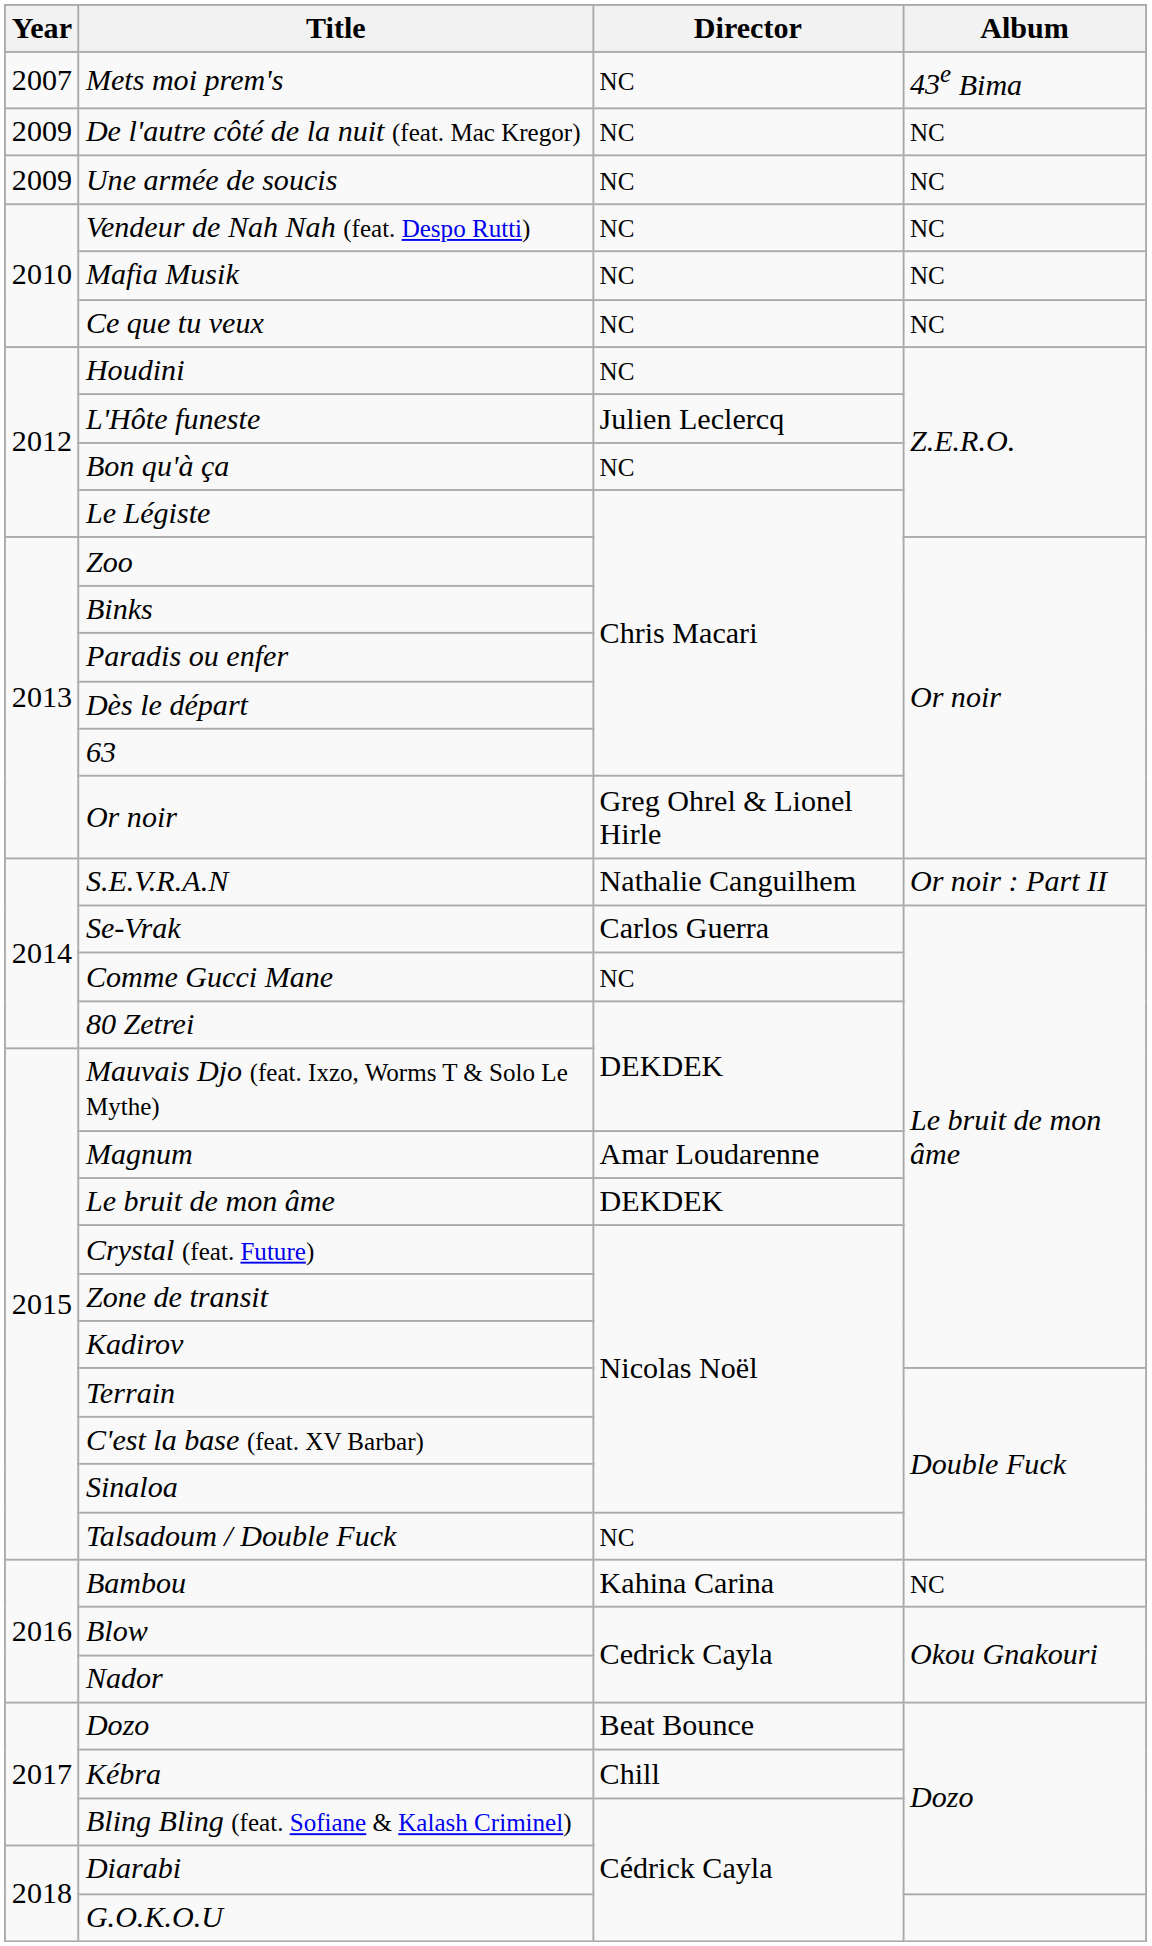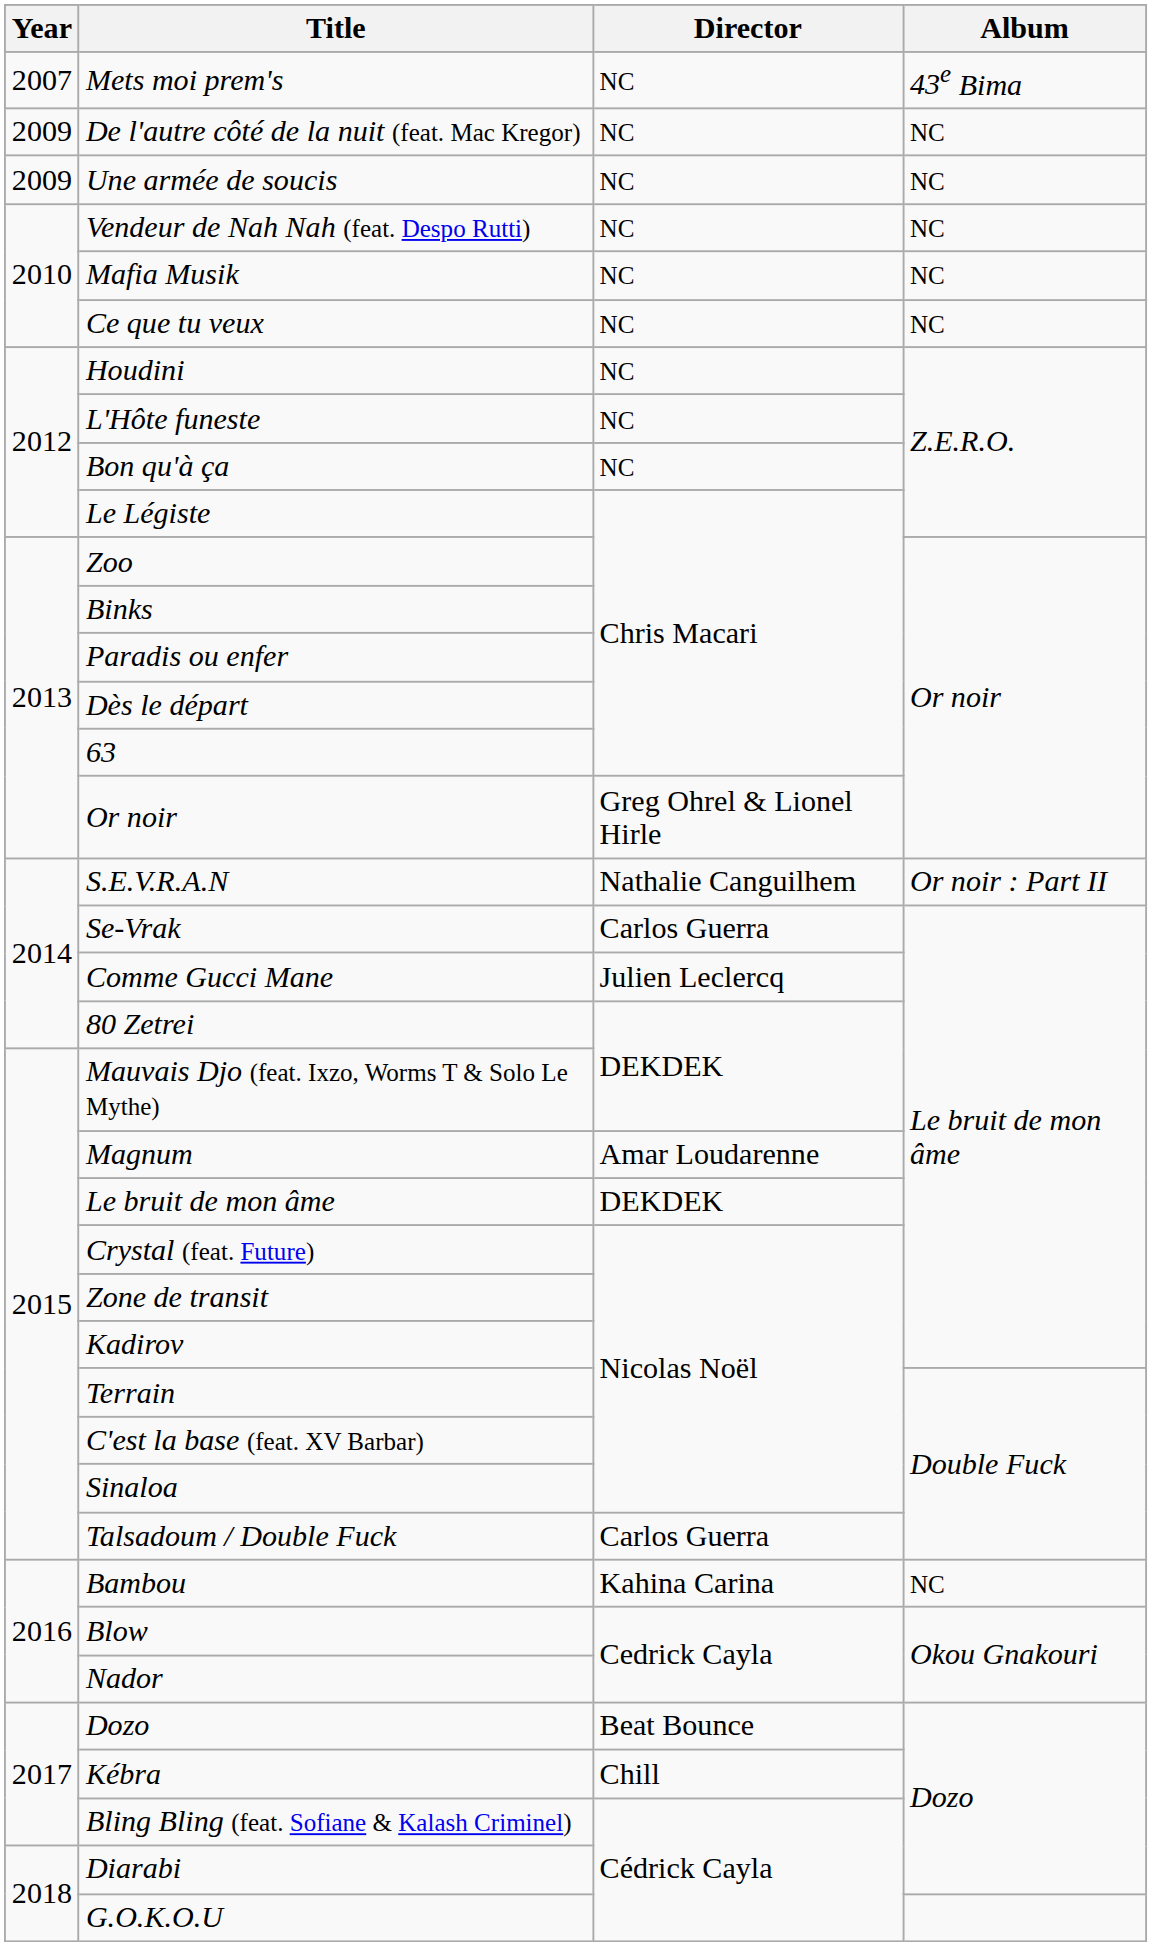(692, 418) Julien Leclercq -> (617, 420) NC
(617, 978) NC -> (692, 976) Julien Leclercq
(617, 1537) NC -> (684, 1535) Carlos Guerra
